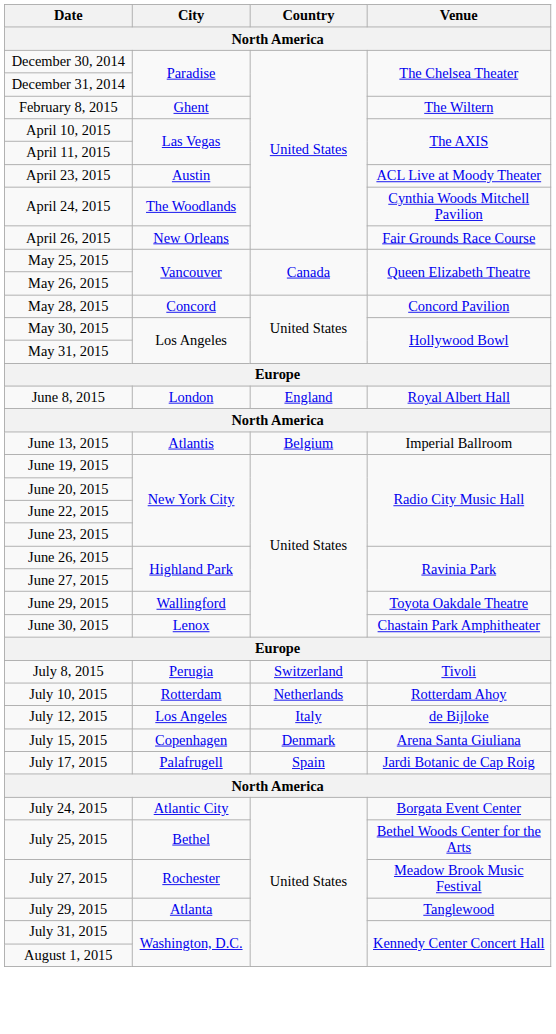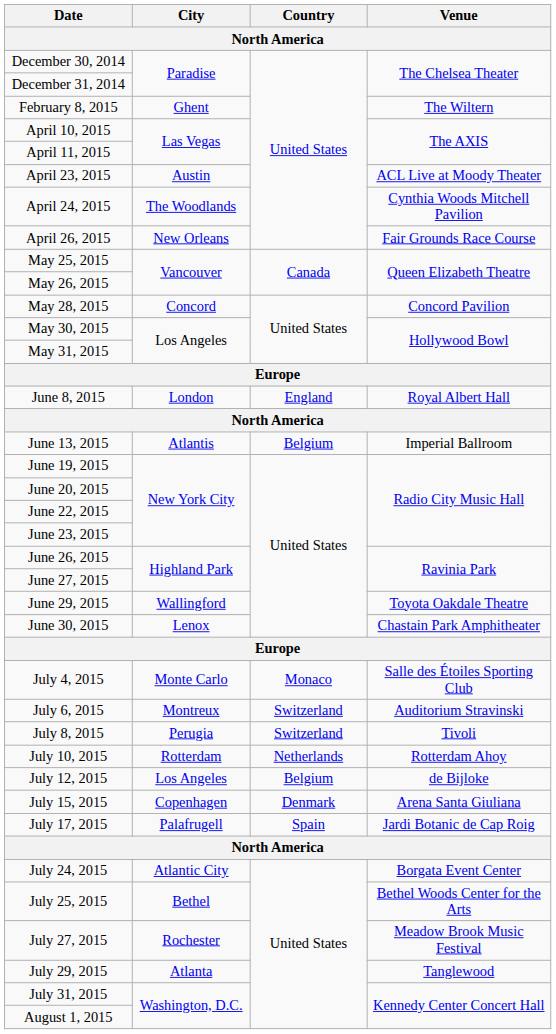+ row: (68, 679)
+ row: (68, 710)
(308, 717) Italy -> (308, 779) Belgium
